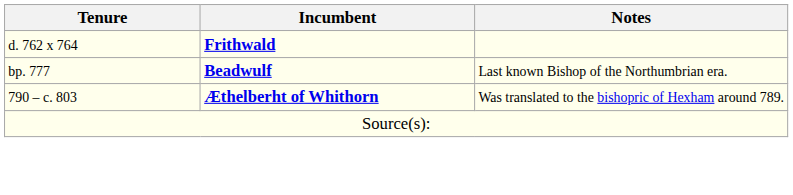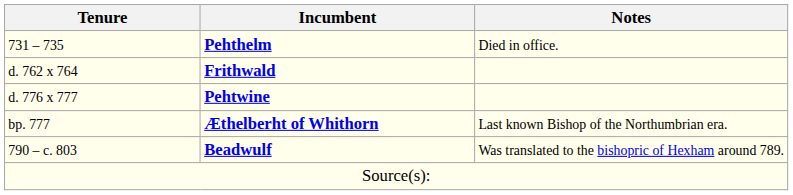+ row: (36, 45)
+ row: (43, 97)
(238, 70) Beadwulf -> (291, 123) Æthelberht of Whithorn
(291, 96) Æthelberht of Whithorn -> (238, 149) Beadwulf
